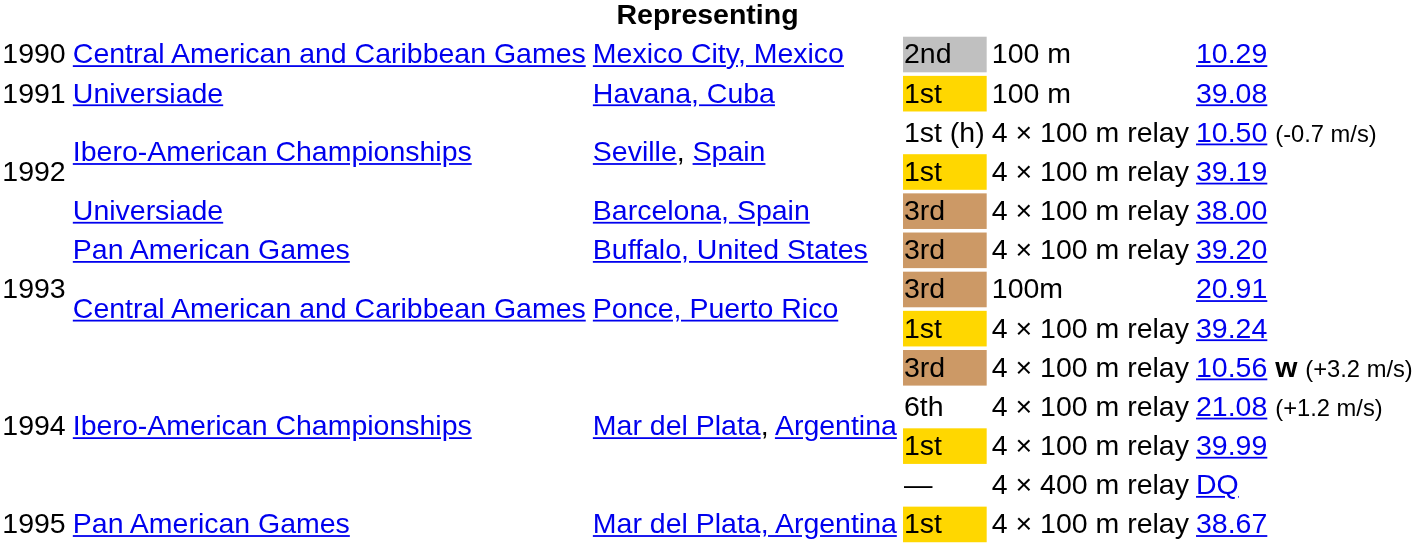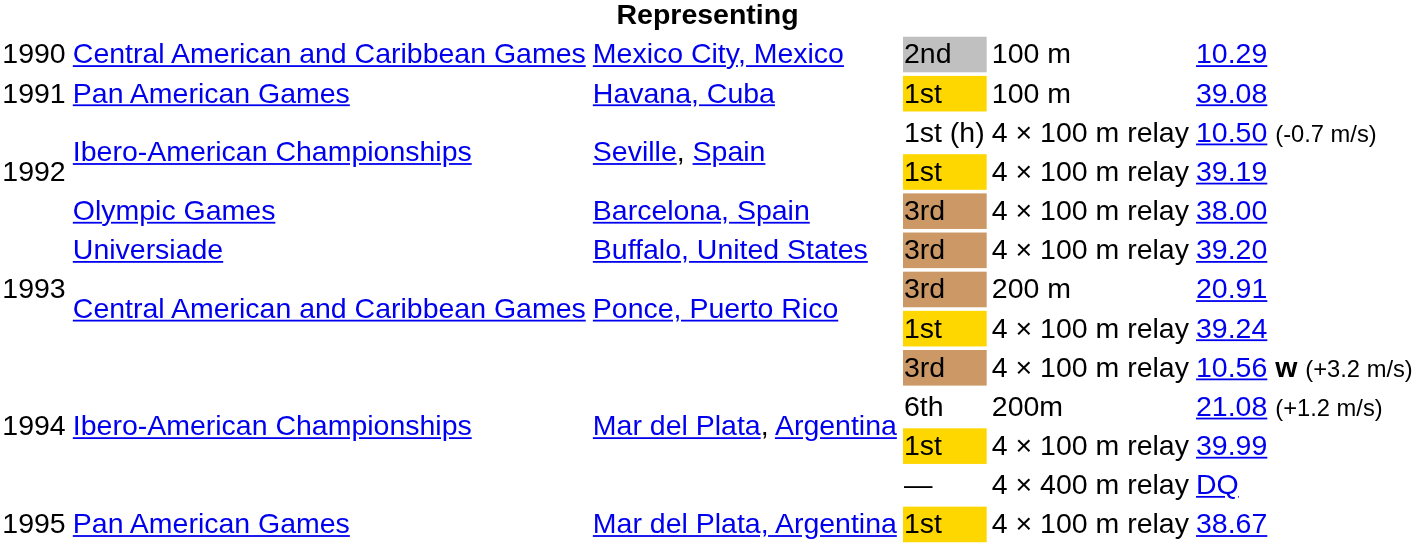(148, 93) Universiade -> (211, 93) Pan American Games
(148, 210) Universiade -> (174, 210) Olympic Games
(211, 249) Pan American Games -> (148, 249) Universiade
(1027, 289) 100m -> (1031, 289) 200 m
(1090, 406) 4 × 100 m relay -> (1027, 406) 200m
